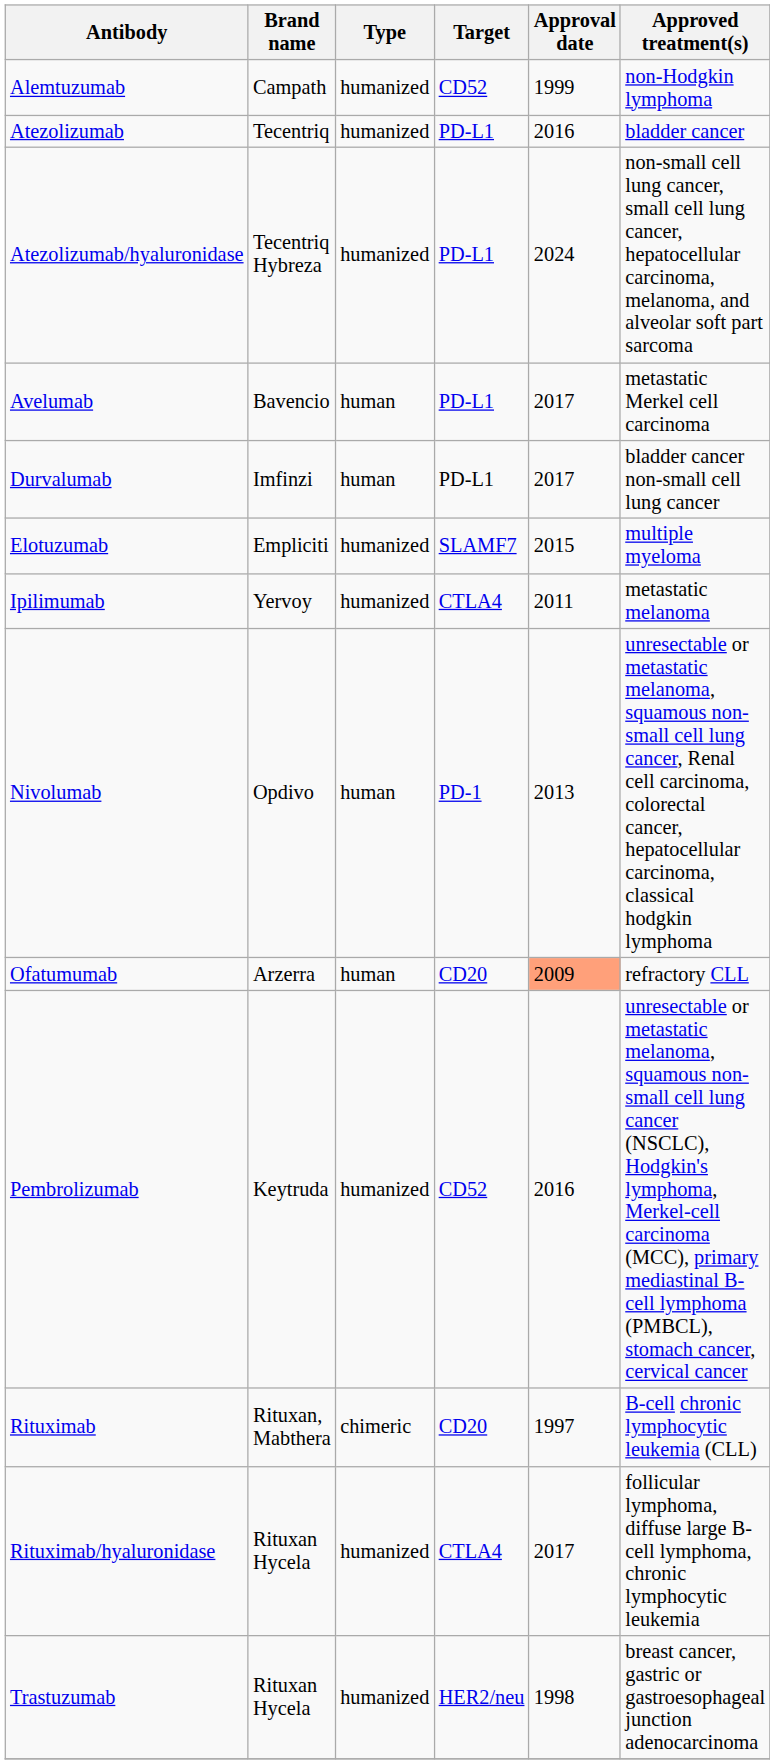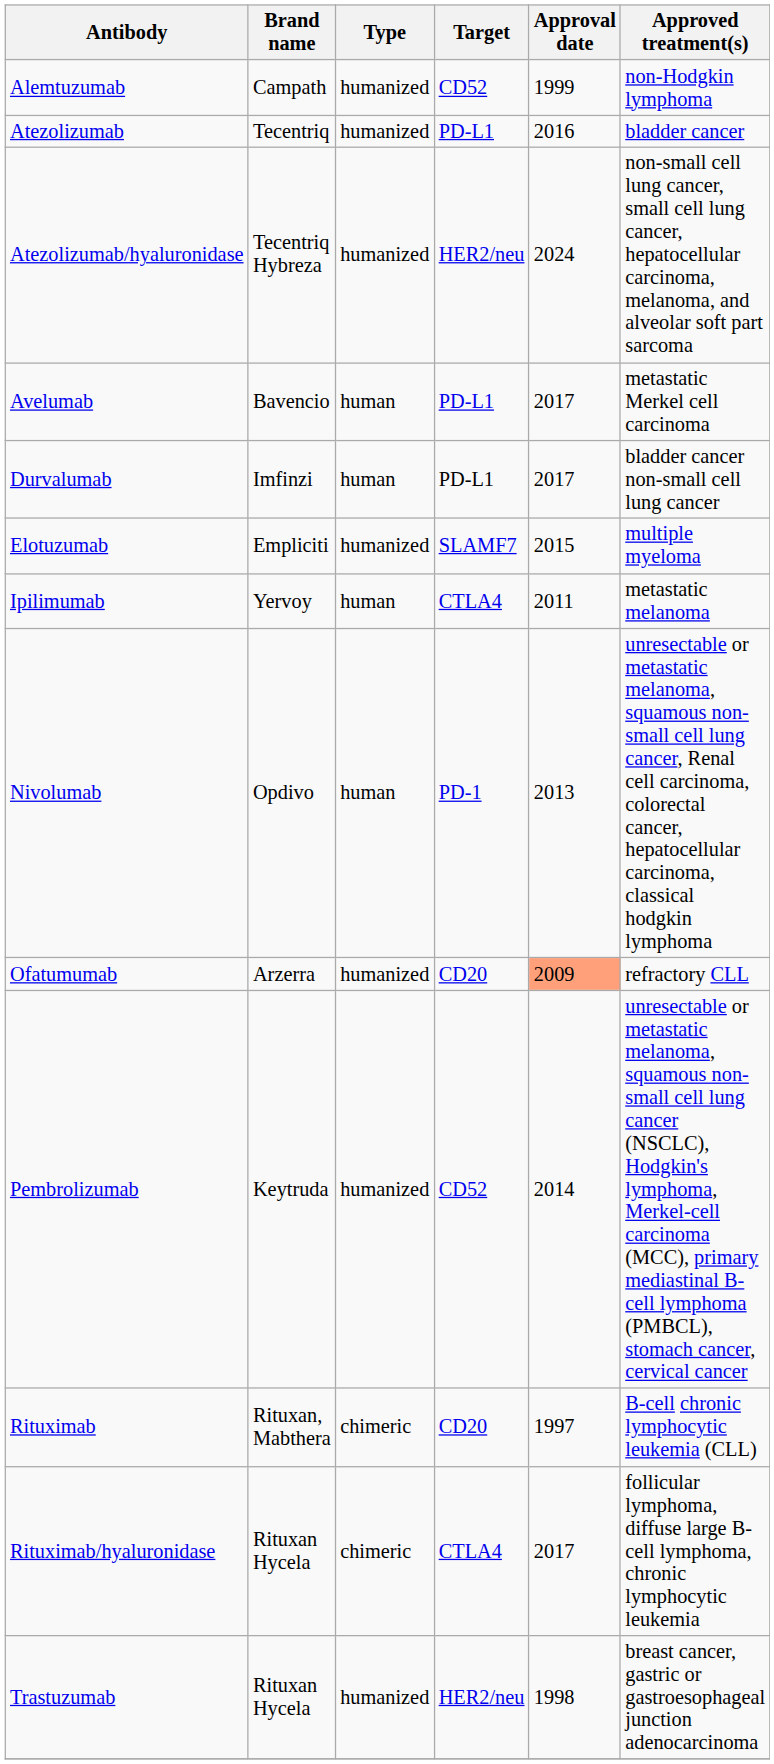(466, 254) PD-L1 -> (482, 254) HER2/neu
(385, 600) humanized -> (368, 600) human
(368, 973) human -> (385, 973) humanized
(554, 1189) 2016 -> (554, 1189) 2014
(385, 1550) humanized -> (376, 1550) chimeric
